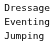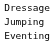rows swapped: (27, 22) <-> (24, 35)
